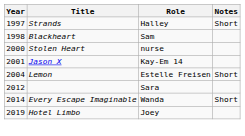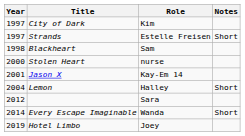+ row: (57, 23)
(154, 23) Halley -> (176, 36) Estelle Freisen
(176, 74) Estelle Freisen -> (154, 87) Halley
